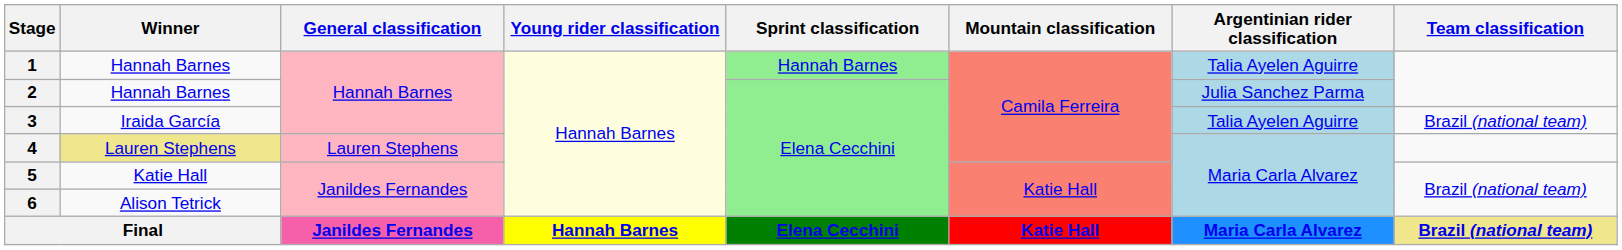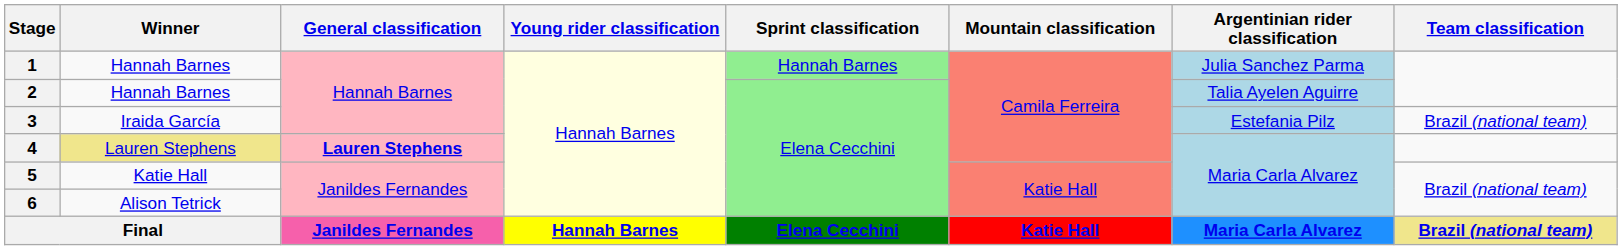(1283, 66) Talia Ayelen Aguirre -> (1283, 66) Julia Sanchez Parma
(1283, 93) Julia Sanchez Parma -> (1283, 93) Talia Ayelen Aguirre
(1283, 121) Talia Ayelen Aguirre -> (1283, 121) Estefania Pilz
(392, 148) normal -> (392, 148) bold
